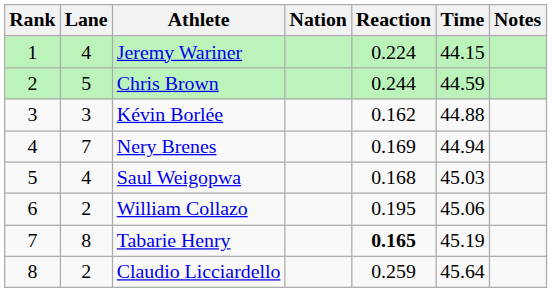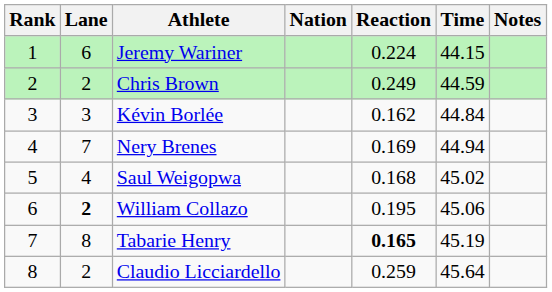(86, 51) 4 -> (86, 51) 6
(86, 83) 5 -> (86, 83) 2
(394, 83) 0.244 -> (394, 83) 0.249
(462, 114) 44.88 -> (462, 114) 44.84
(462, 177) 45.03 -> (462, 177) 45.02
(86, 209) normal -> (86, 209) bold
